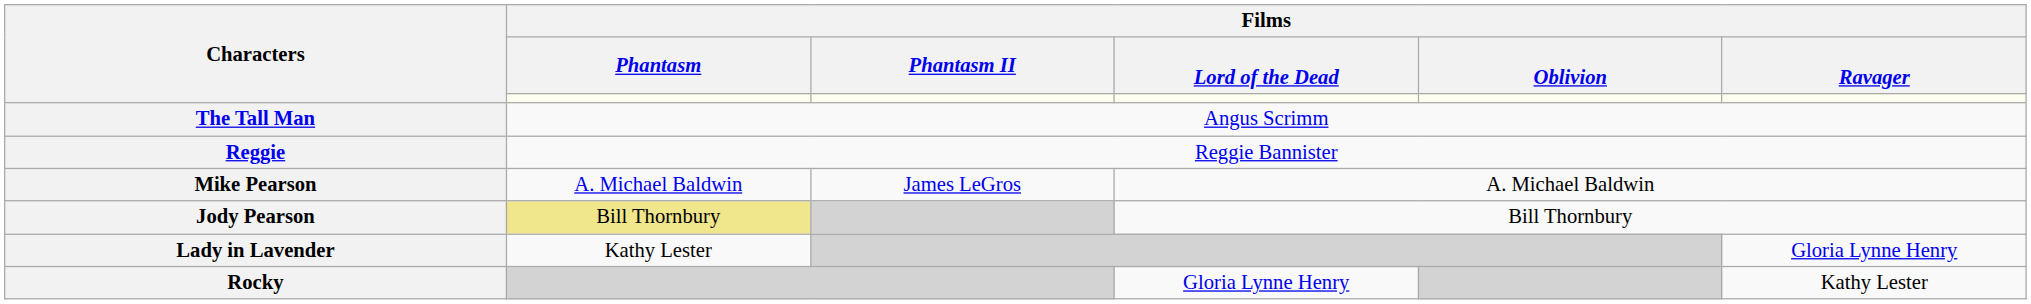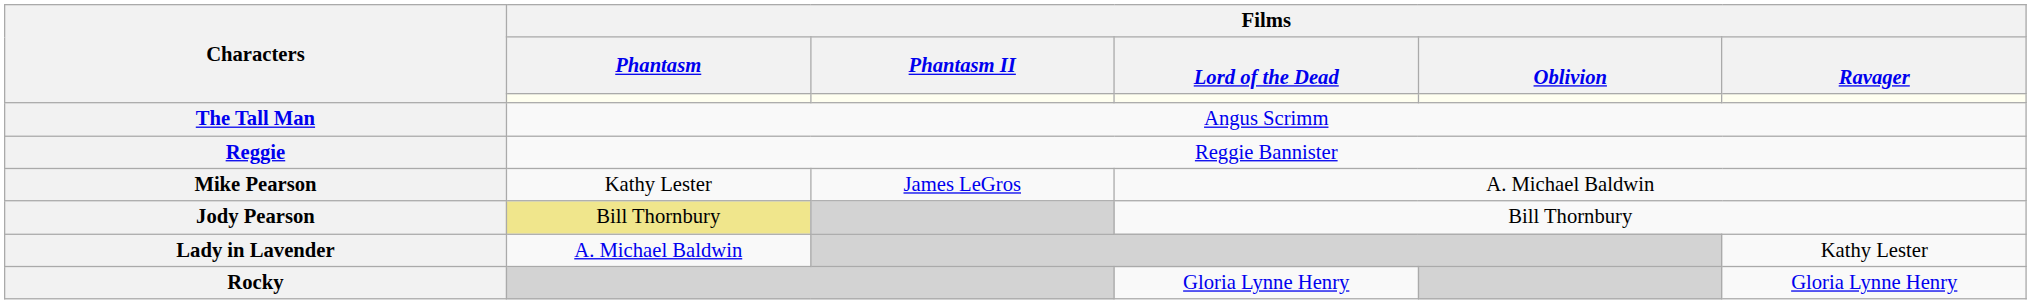(658, 184) A. Michael Baldwin -> (658, 184) Kathy Lester
(658, 250) Kathy Lester -> (658, 250) A. Michael Baldwin
(1874, 250) Gloria Lynne Henry -> (1874, 250) Kathy Lester
(1874, 282) Kathy Lester -> (1874, 282) Gloria Lynne Henry
